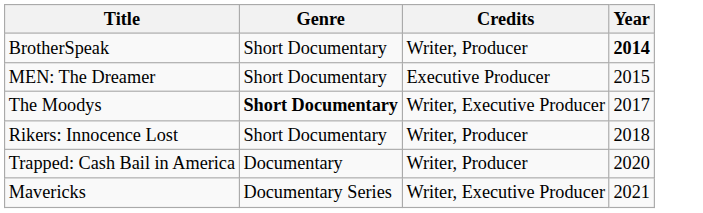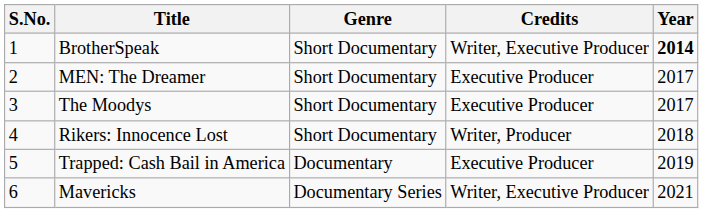+ column: (30, 18)
(467, 47) Writer, Producer -> (550, 47) Writer, Executive Producer
(632, 76) 2015 -> (675, 76) 2017
(321, 105) bold -> (365, 105) normal
(506, 105) Writer, Executive Producer -> (522, 105) Executive Producer
(467, 163) Writer, Producer -> (522, 163) Executive Producer
(632, 163) 2020 -> (675, 163) 2019
